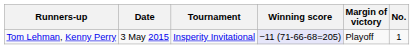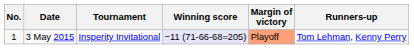columns swapped: (399, 17) <-> (61, 17)
(359, 37) no background -> (265, 37) lightsalmon background
